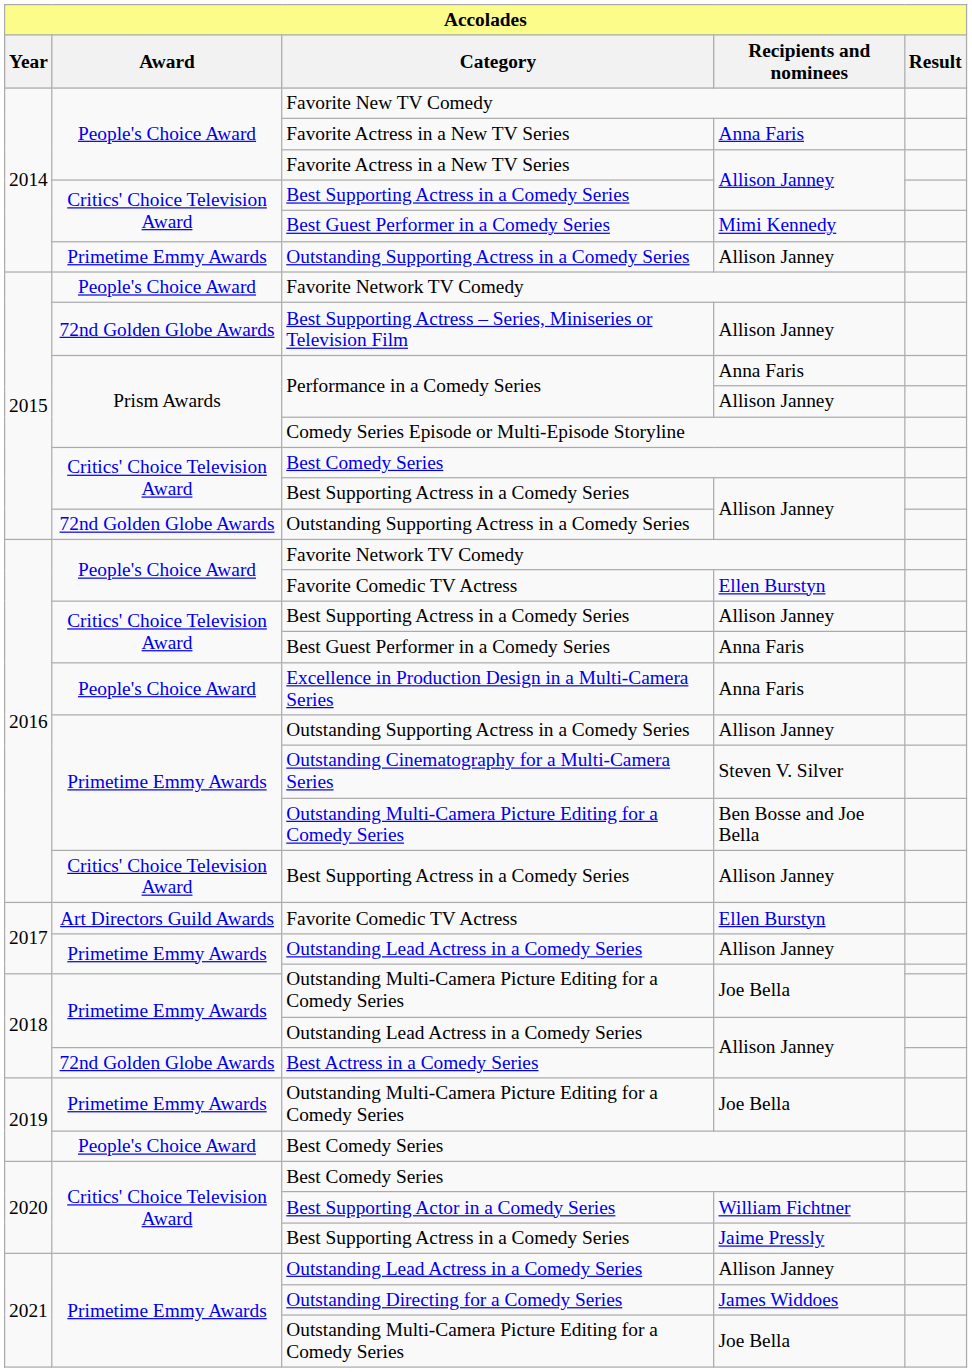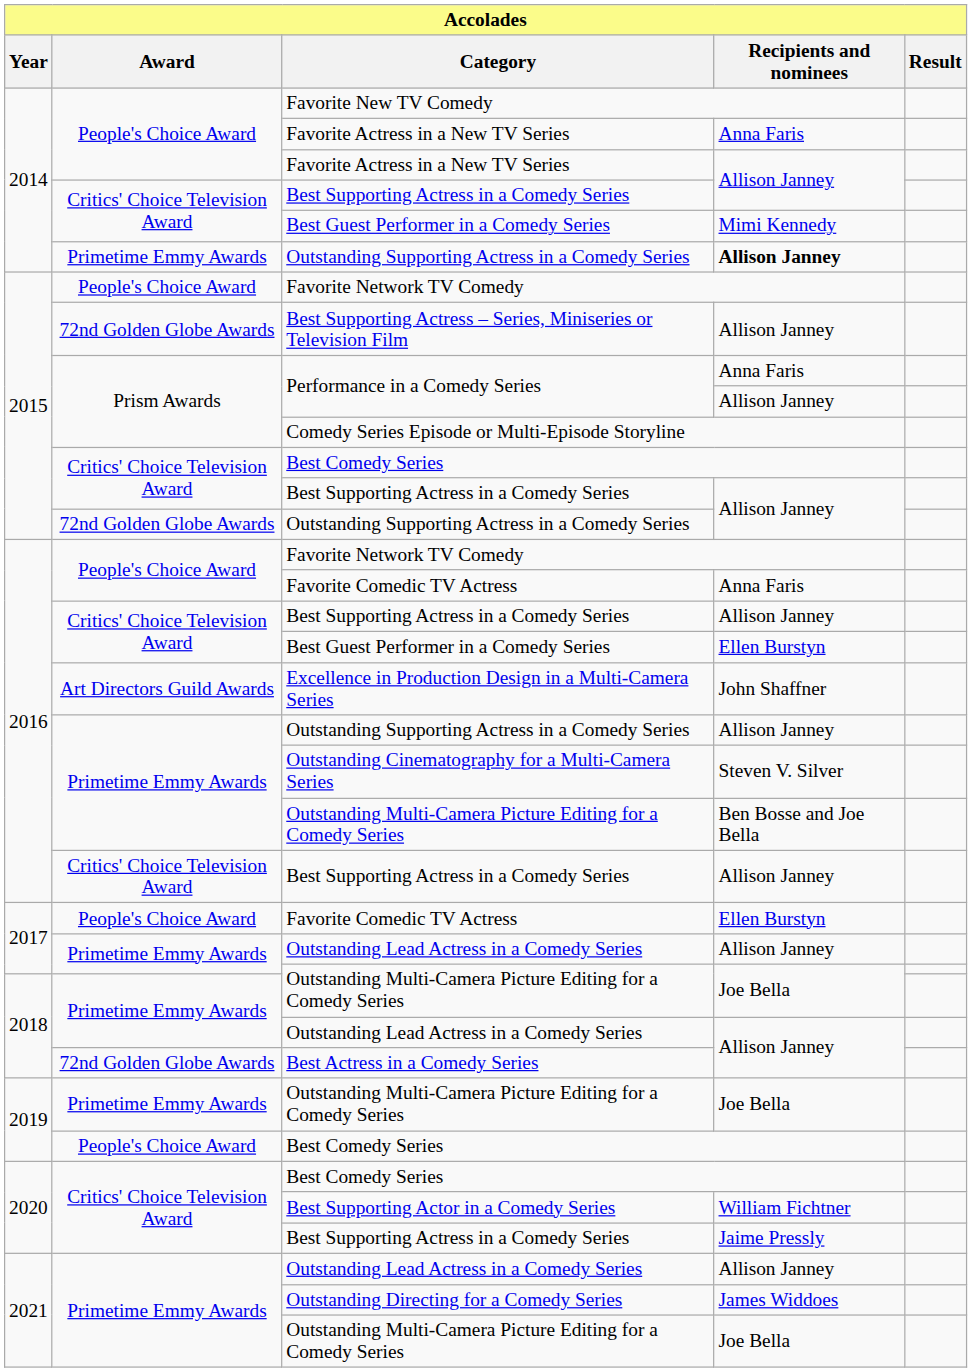(776, 256) normal -> (780, 256) bold
(772, 585) Ellen Burstyn -> (761, 585) Anna Faris
(761, 646) Anna Faris -> (772, 646) Ellen Burstyn
(167, 688) People's Choice Award -> (167, 688) Art Directors Guild Awards
(761, 688) Anna Faris -> (772, 688) John Shaffner
(167, 918) Art Directors Guild Awards -> (167, 918) People's Choice Award
